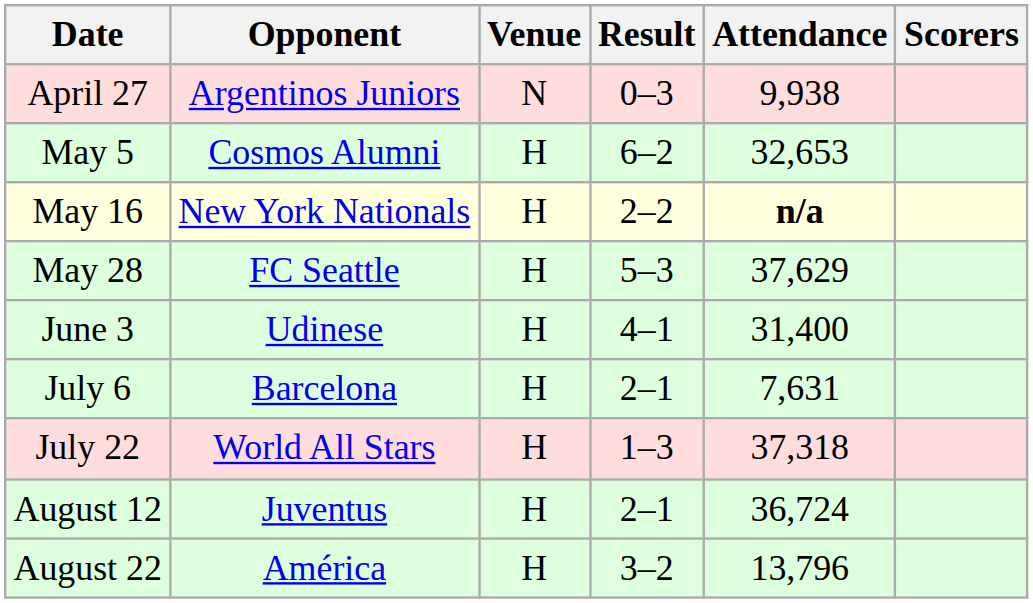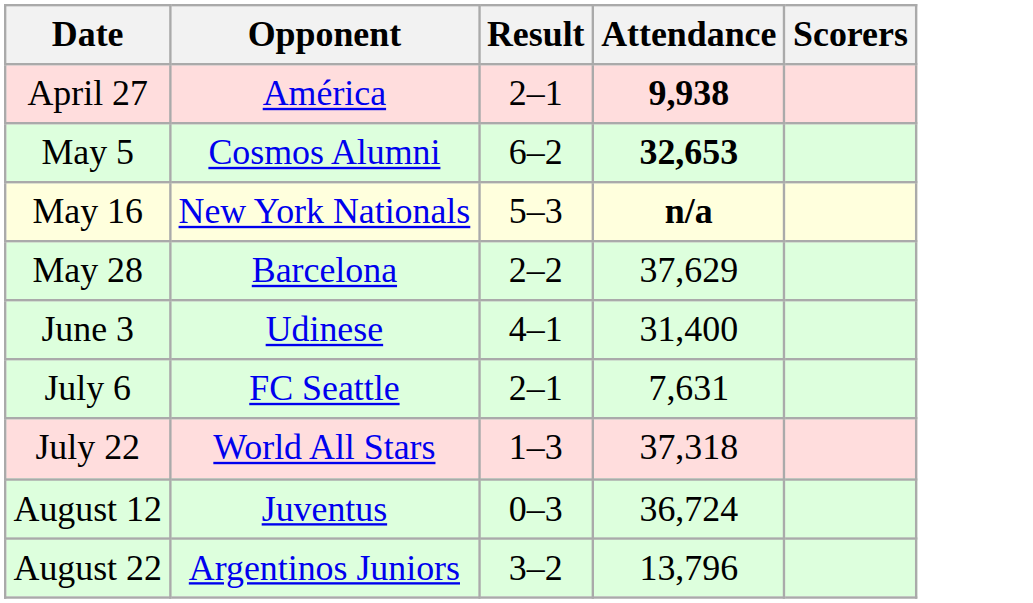- column: (534, 34)
(324, 93) Argentinos Juniors -> (324, 93) América
(647, 93) 0–3 -> (536, 93) 2–1
(800, 93) normal -> (689, 93) bold
(800, 152) normal -> (689, 152) bold
(647, 211) 2–2 -> (536, 211) 5–3
(324, 270) FC Seattle -> (324, 270) Barcelona
(647, 270) 5–3 -> (536, 270) 2–2
(324, 389) Barcelona -> (324, 389) FC Seattle
(647, 507) 2–1 -> (536, 507) 0–3
(324, 566) América -> (324, 566) Argentinos Juniors
